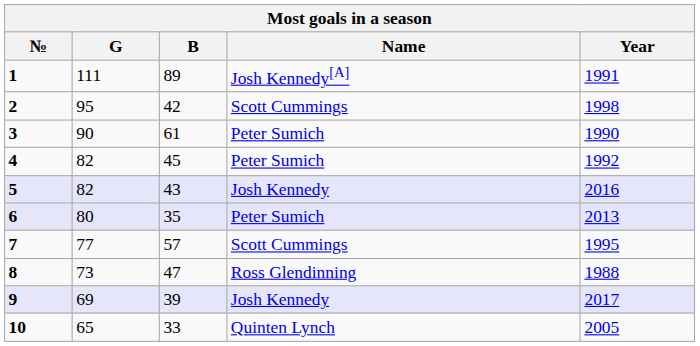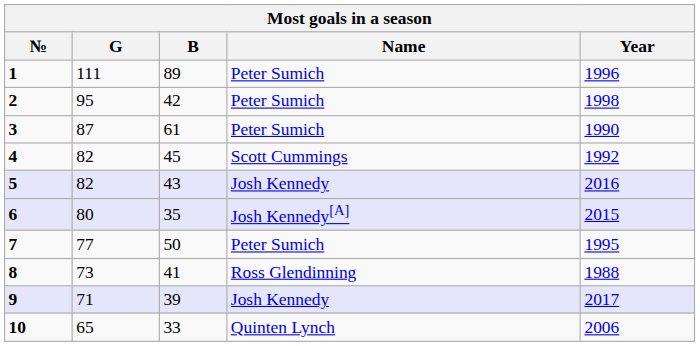(290, 76) Josh Kennedy[A] -> (278, 73) Peter Sumich
(602, 75) 1991 -> (602, 73) 1996
(289, 106) Scott Cummings -> (278, 101) Peter Sumich
(85, 133) 90 -> (85, 128) 87
(278, 161) Peter Sumich -> (289, 156) Scott Cummings
(278, 216) Peter Sumich -> (290, 214) Josh Kennedy[A]
(602, 216) 2013 -> (602, 214) 2015
(172, 244) 57 -> (172, 244) 50
(289, 244) Scott Cummings -> (278, 244) Peter Sumich
(172, 271) 47 -> (172, 271) 41
(85, 299) 69 -> (85, 299) 71
(602, 327) 2005 -> (602, 327) 2006
